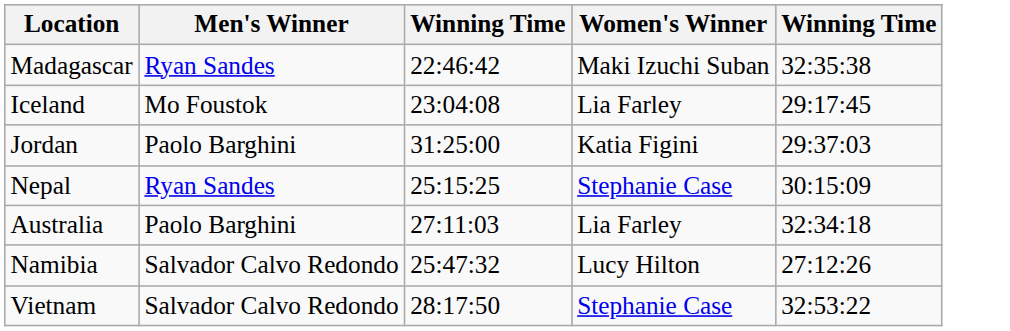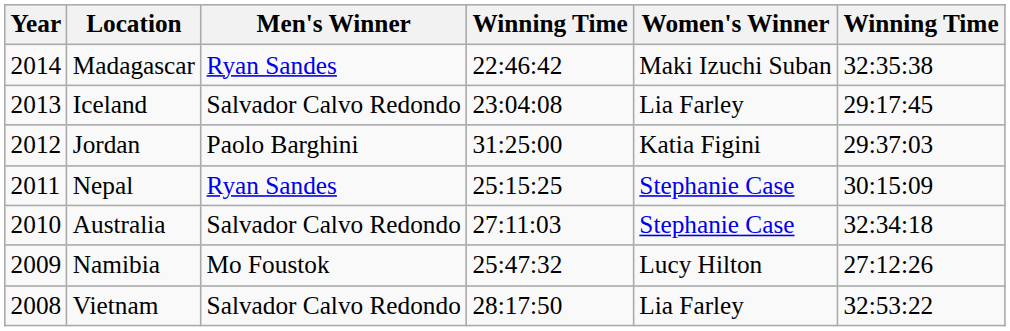+ column: (36, 24)
(206, 104) Mo Foustok -> (334, 104) Salvador Calvo Redondo
(220, 225) Paolo Barghini -> (334, 225) Salvador Calvo Redondo
(629, 225) Lia Farley -> (717, 225) Stephanie Case
(271, 265) Salvador Calvo Redondo -> (268, 265) Mo Foustok
(655, 305) Stephanie Case -> (692, 305) Lia Farley
